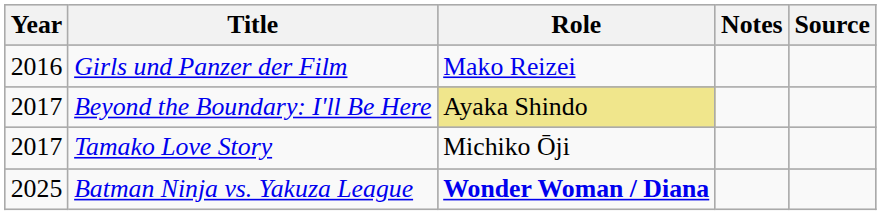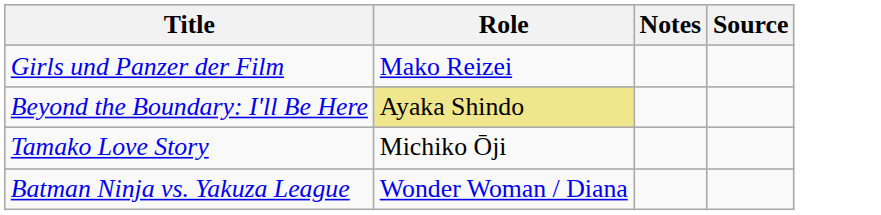- column: (36, 24)
(576, 188) bold -> (504, 188) normal
